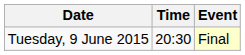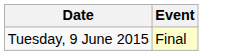- column: (173, 15)
